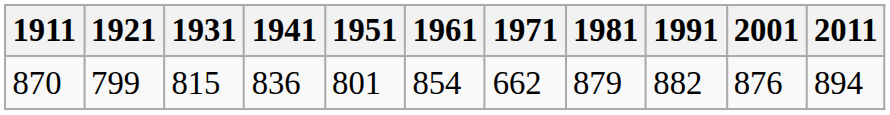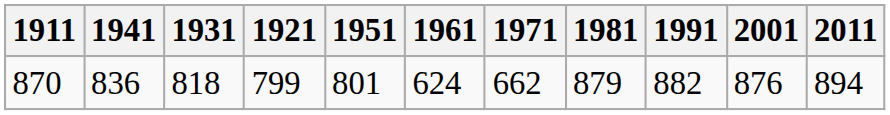columns swapped: (124, 30) <-> (284, 30)
(196, 82) 815 -> (196, 82) 818
(437, 82) 854 -> (437, 82) 624
